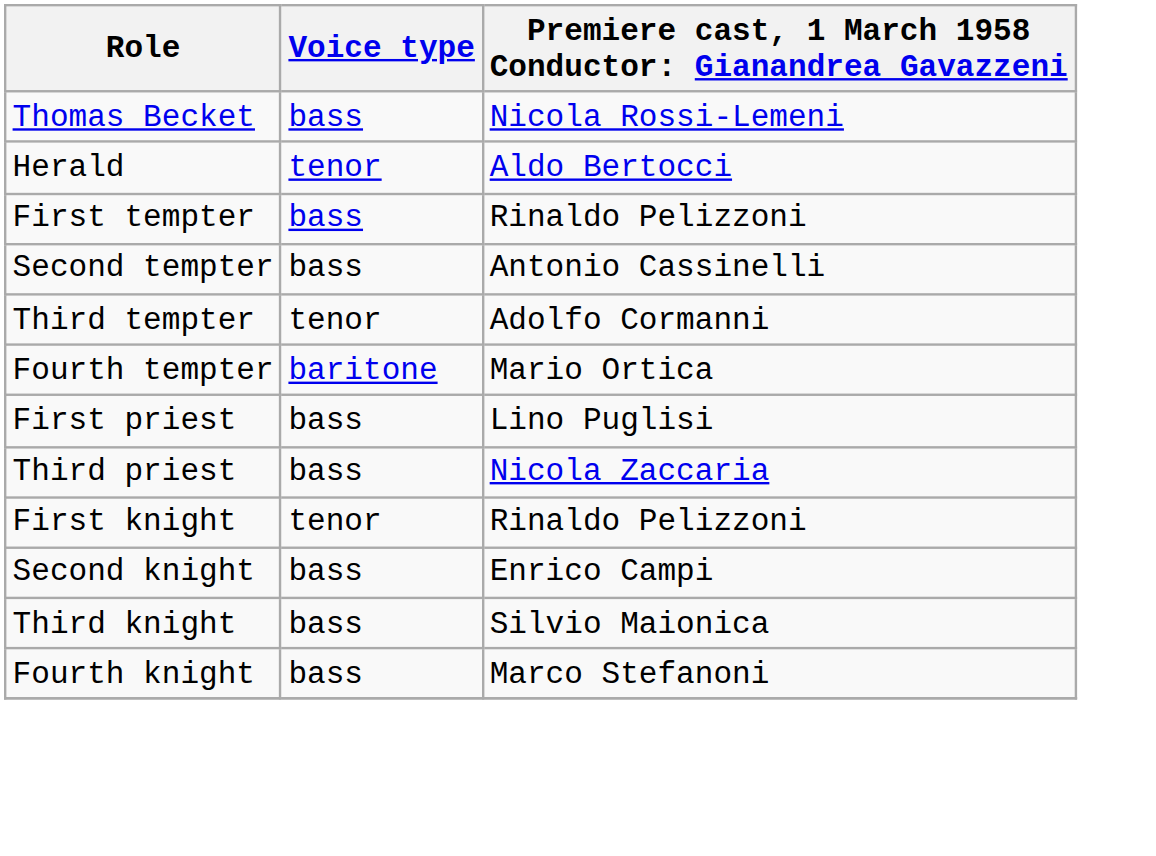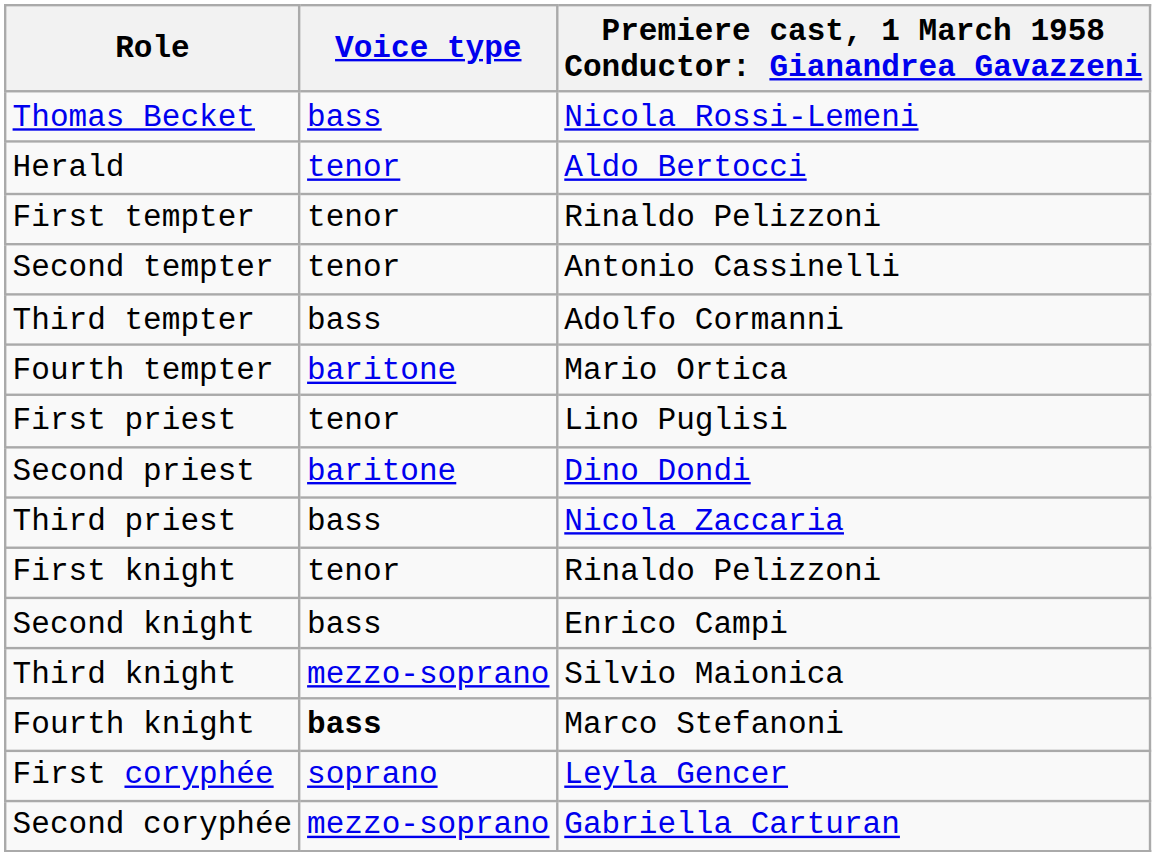(326, 218) bass -> (354, 218) tenor
(326, 269) bass -> (354, 269) tenor
(335, 320) tenor -> (344, 320) bass
(326, 421) bass -> (354, 421) tenor
+ row: (134, 471)
(326, 623) bass -> (428, 674) mezzo-soprano
(326, 674) normal -> (344, 725) bold
+ row: (143, 775)
+ row: (152, 826)
